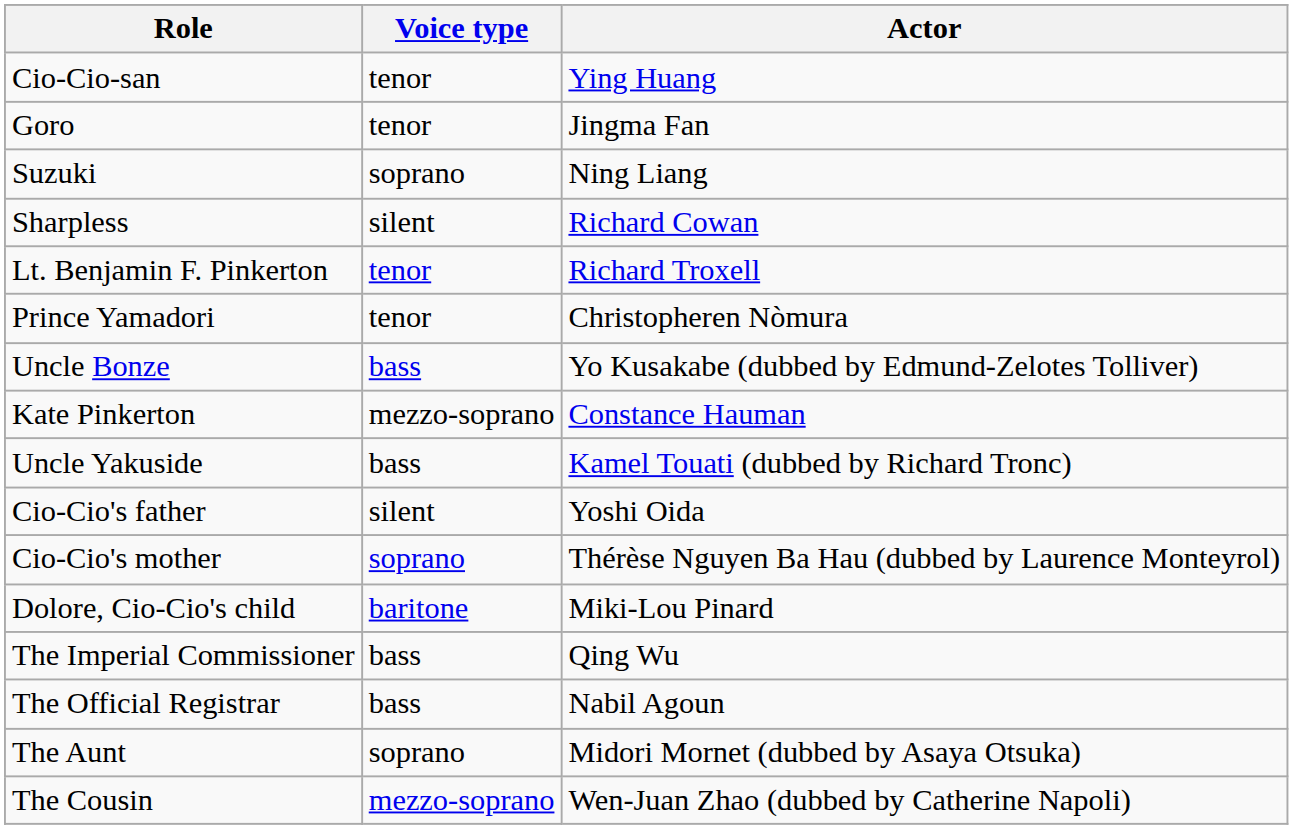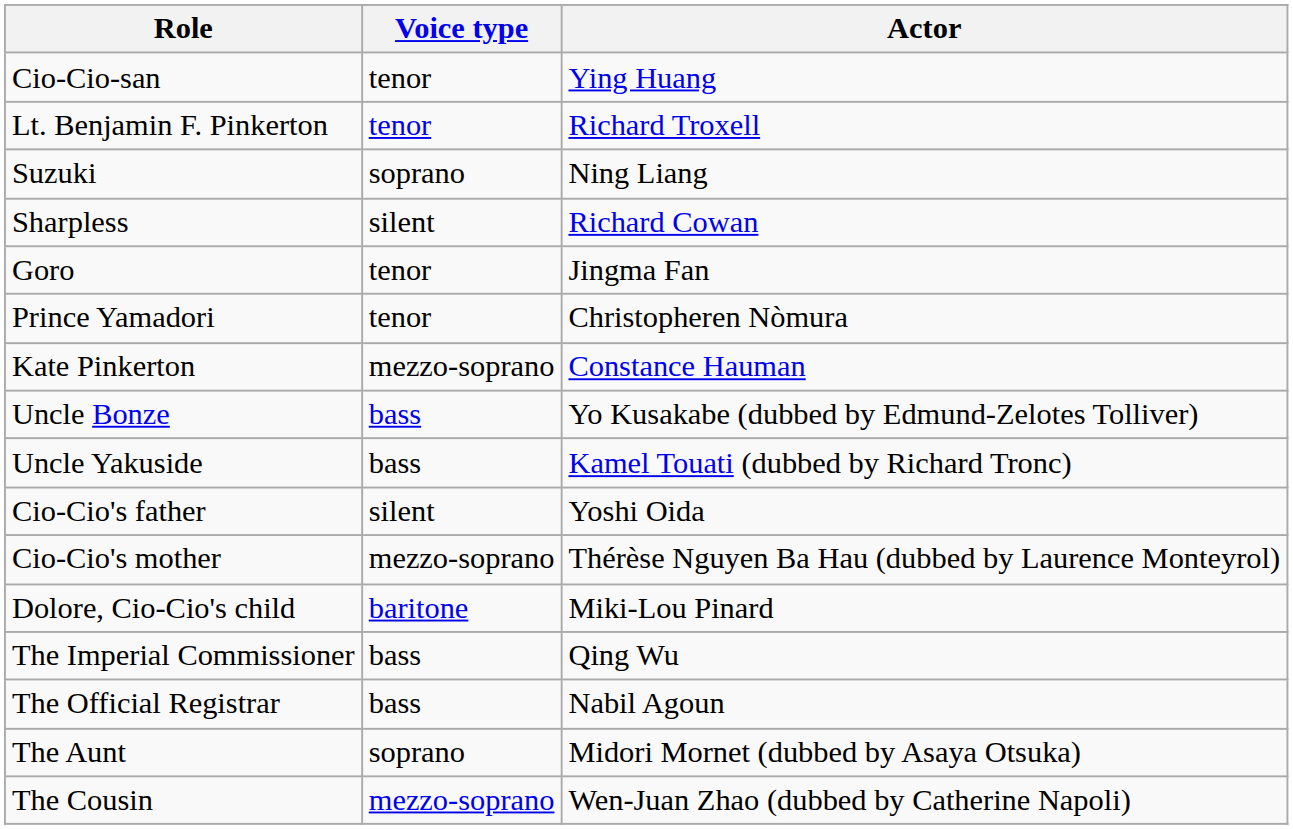rows swapped: (170, 269) <-> (43, 125)
rows swapped: (104, 414) <-> (91, 366)
(417, 558) soprano -> (462, 558) mezzo-soprano
